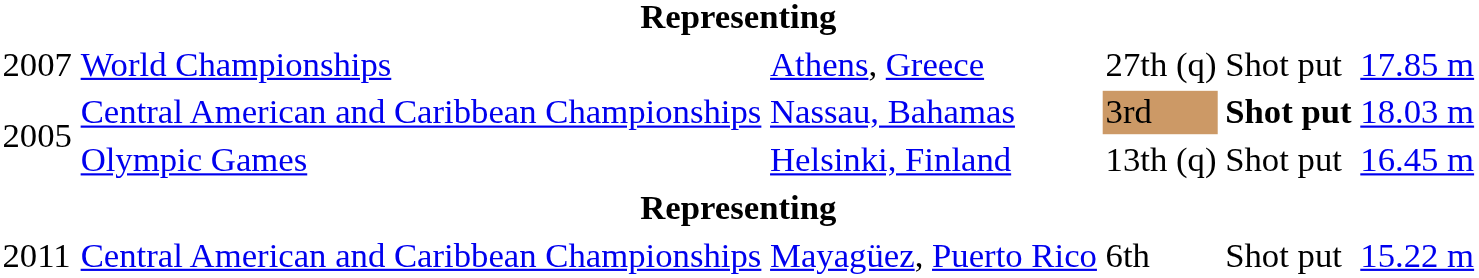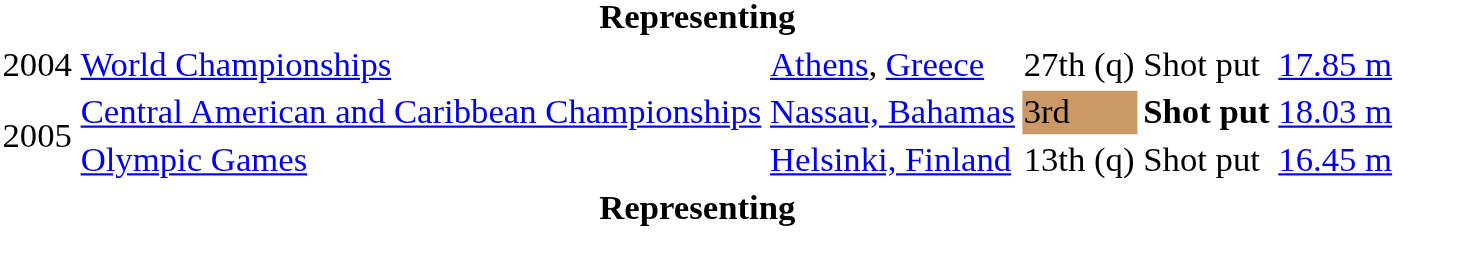(37, 64) 2007 -> (37, 64) 2004
- row: (933, 255)
